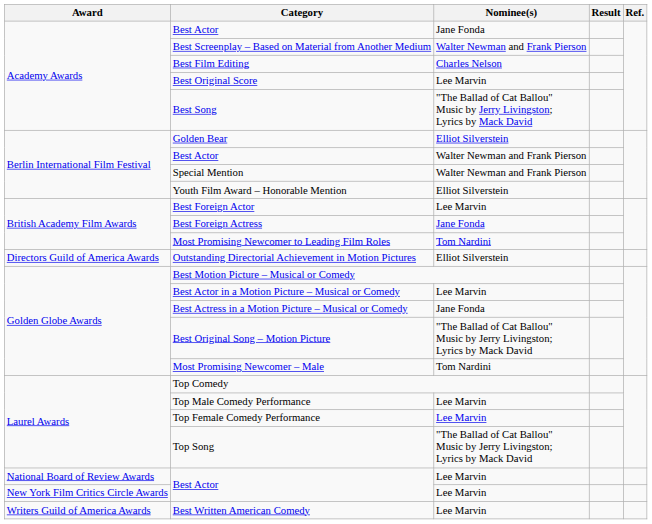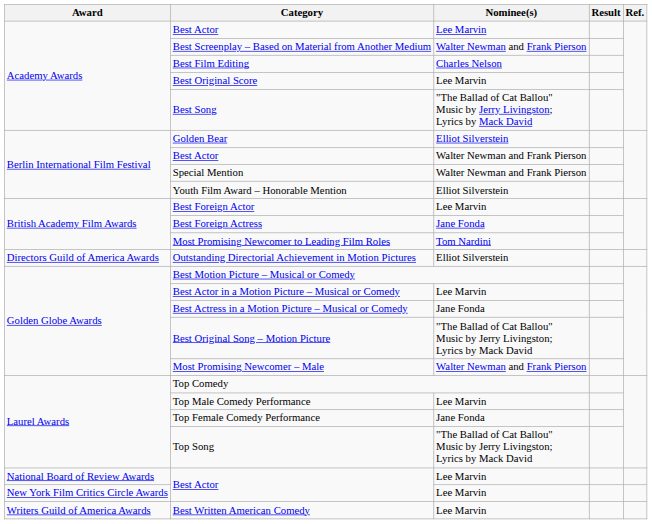(460, 30) Jane Fonda -> (461, 30) Lee Marvin
(464, 367) Tom Nardini -> (511, 367) Walter Newman and Frank Pierson
(461, 418) Lee Marvin -> (460, 418) Jane Fonda
